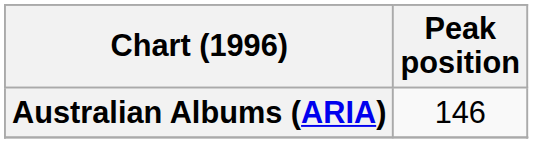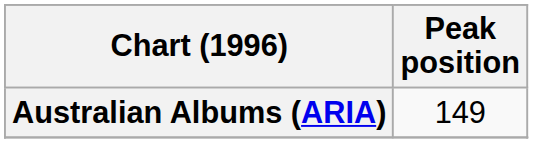(460, 112) 146 -> (460, 112) 149
